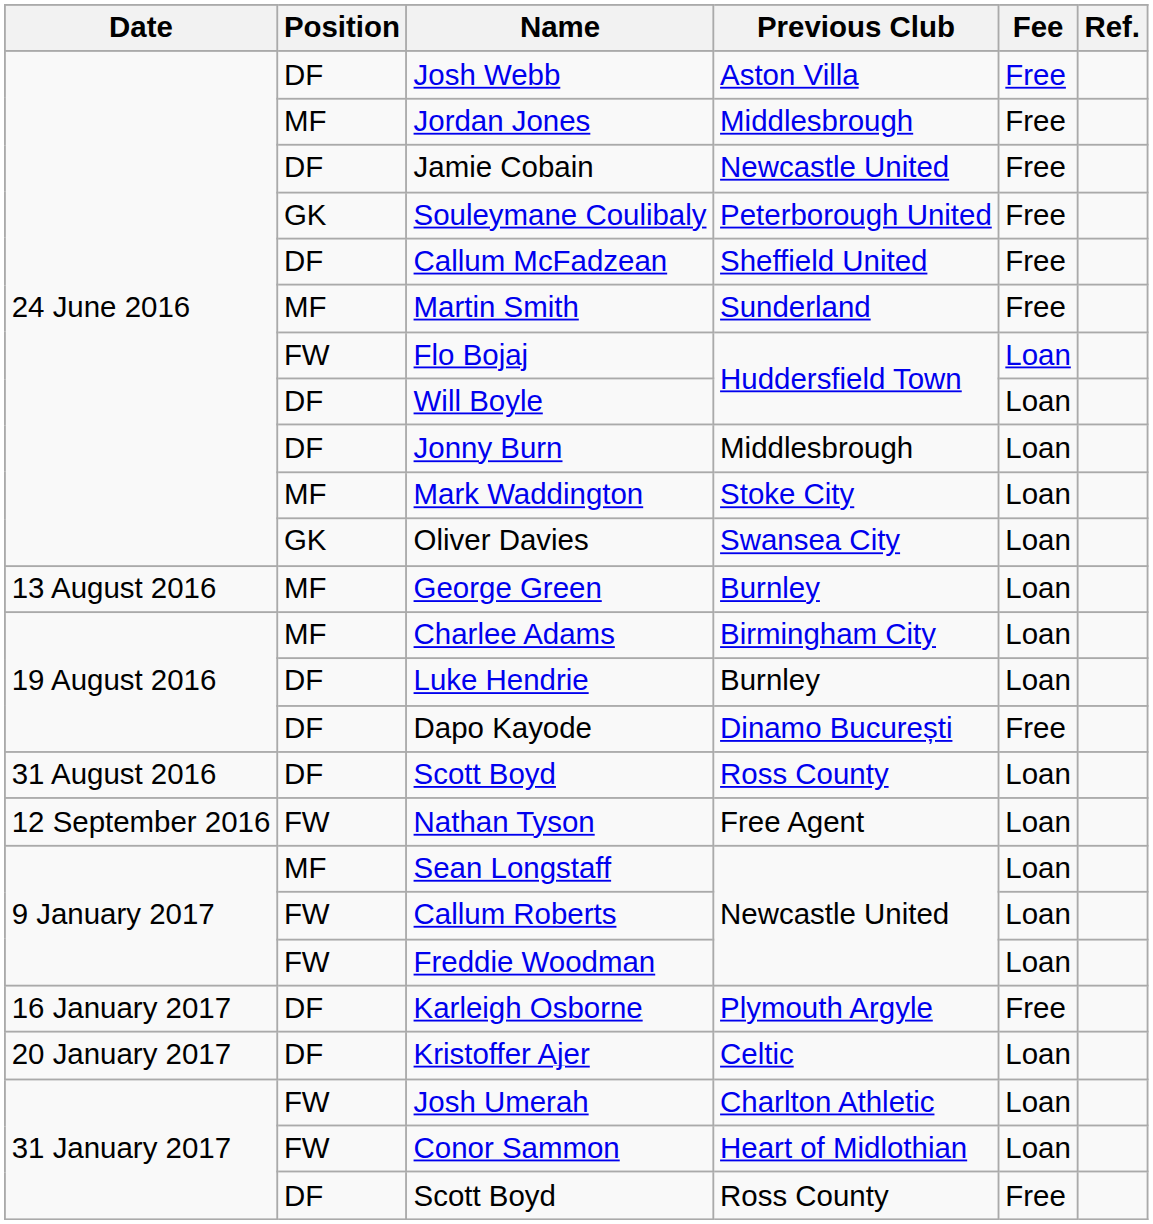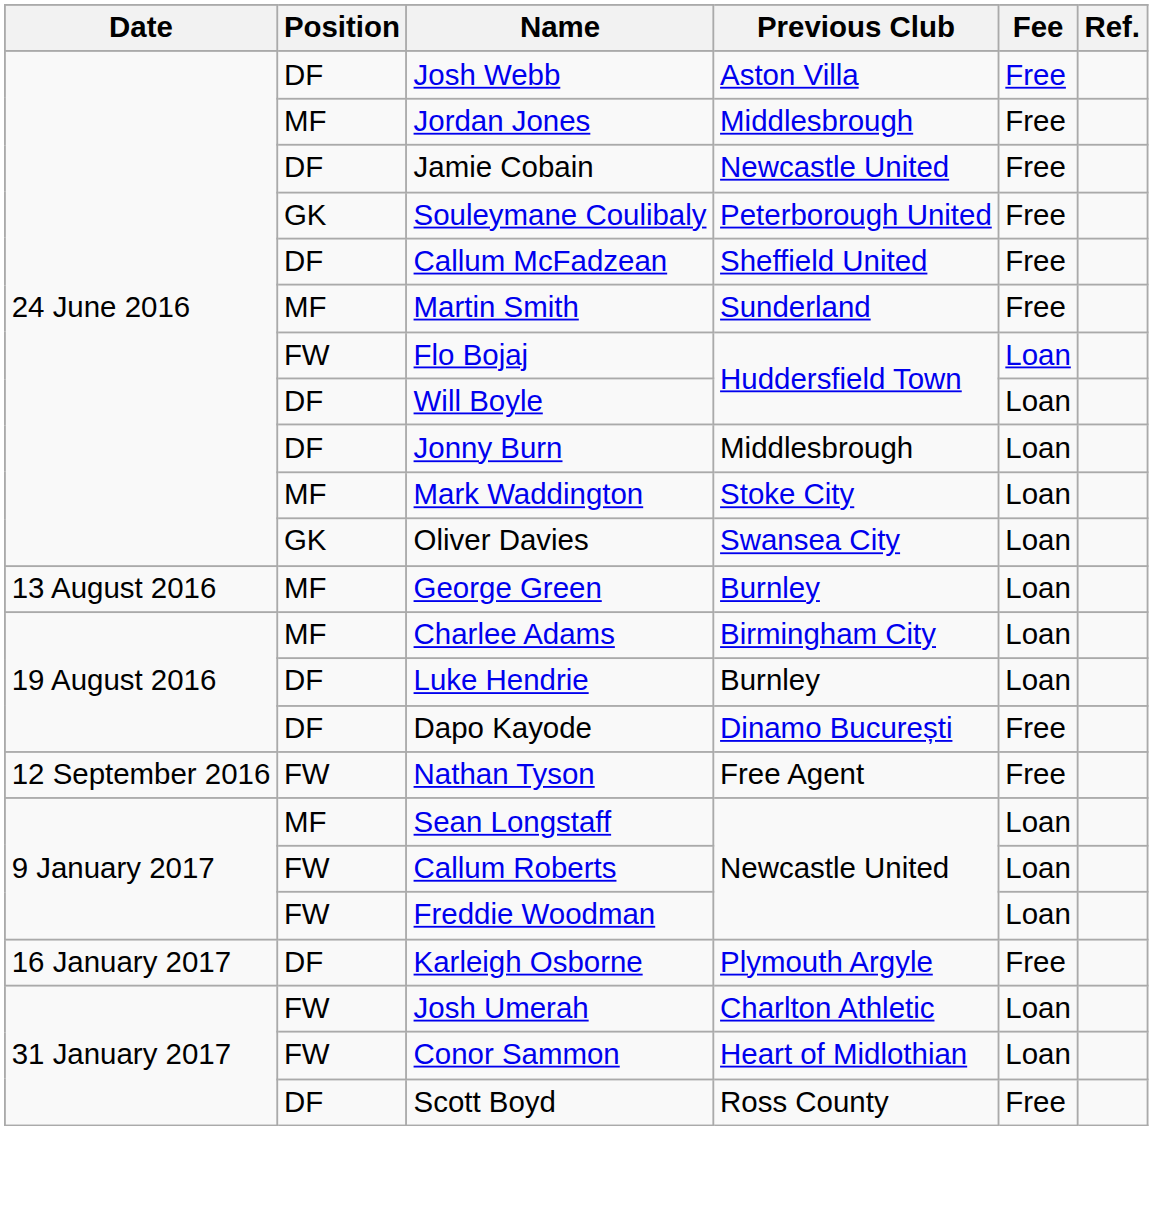- row: (114, 774)
(1038, 821) Loan -> (1036, 774) Free
- row: (121, 1055)
